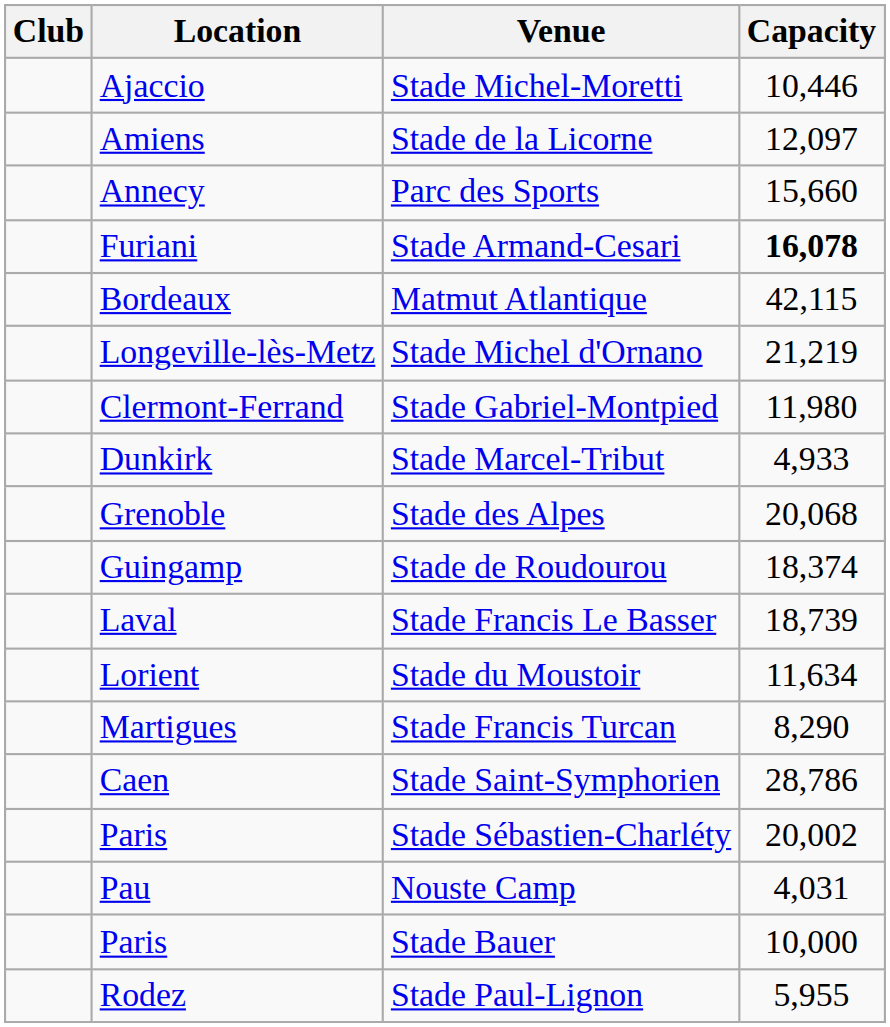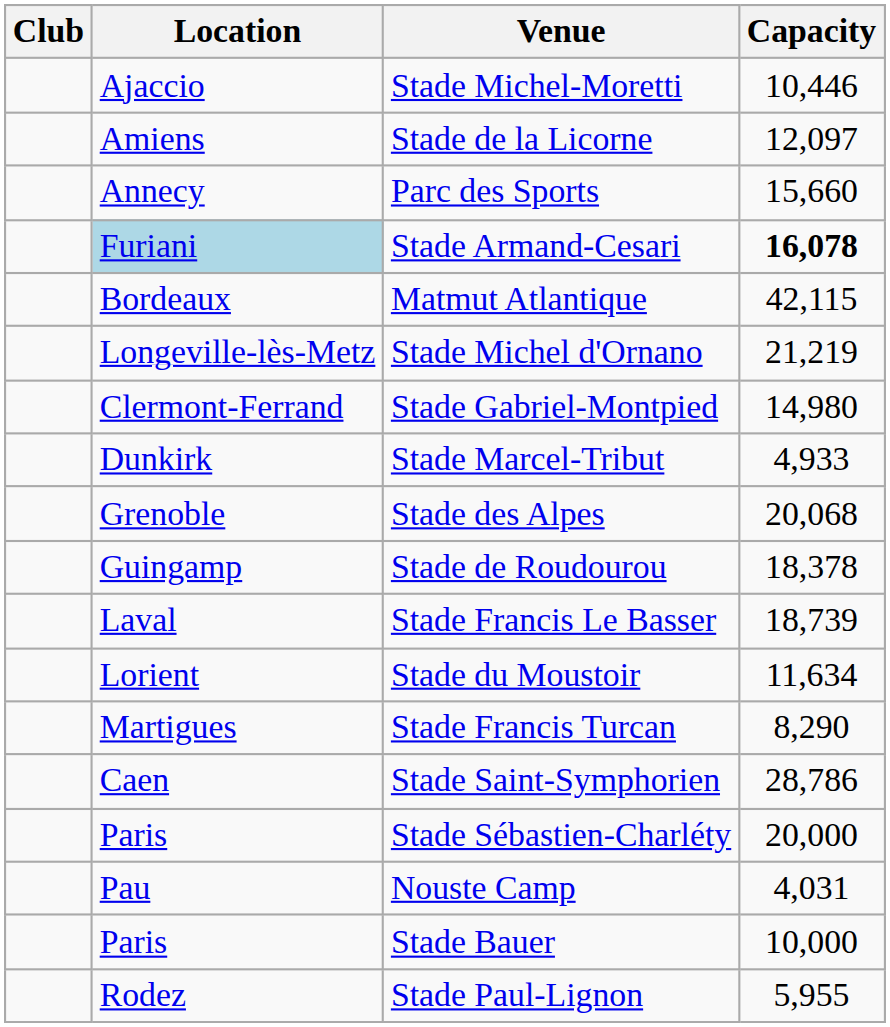(148, 245) no background -> (148, 245) lightblue background
(811, 406) 11,980 -> (811, 406) 14,980
(811, 566) 18,374 -> (811, 566) 18,378
(811, 834) 20,002 -> (811, 834) 20,000
